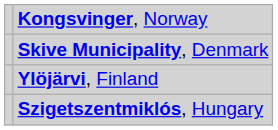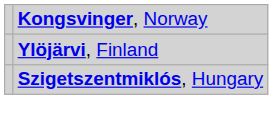- row: (143, 49)
